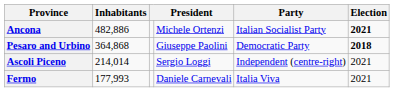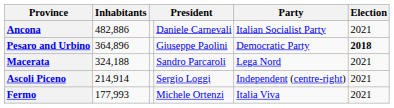(190, 29) Michele Ortenzi -> (194, 29) Daniele Carnevali
(361, 29) bold -> (361, 29) normal
(112, 45) 364,868 -> (112, 45) 364,896
+ row: (28, 62)
(112, 62) 214,014 -> (112, 78) 214,914
(194, 78) Daniele Carnevali -> (190, 95) Michele Ortenzi
